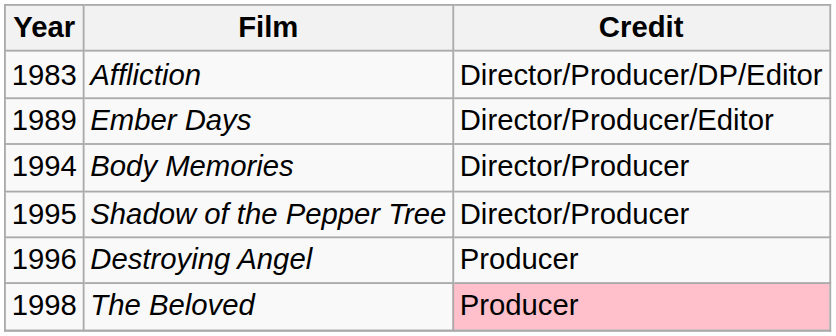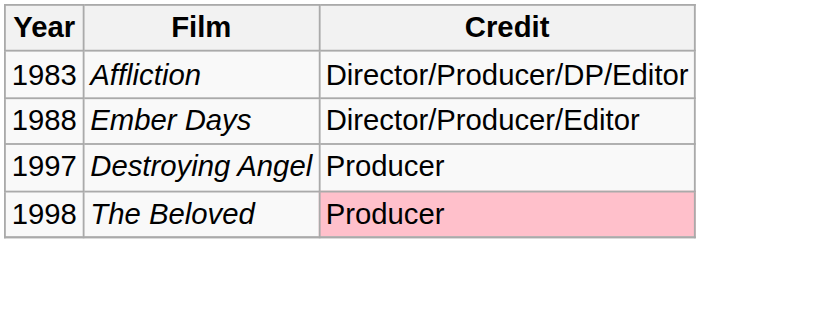(44, 120) 1989 -> (44, 120) 1988
- row: (192, 167)
- row: (268, 213)
(44, 259) 1996 -> (44, 167) 1997
